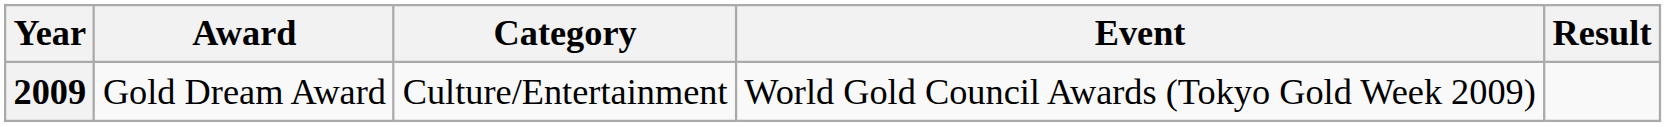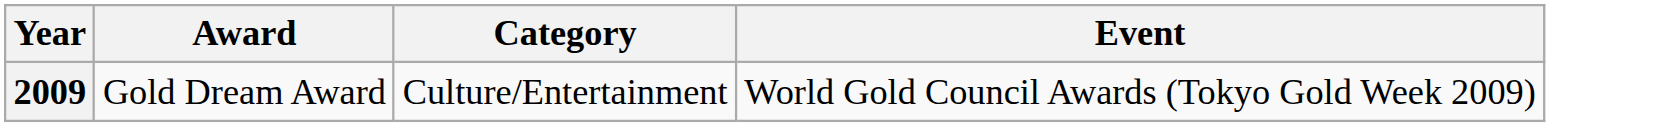- column: (1602, 33)
